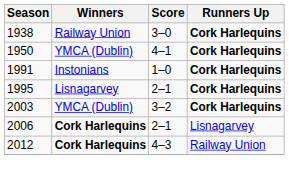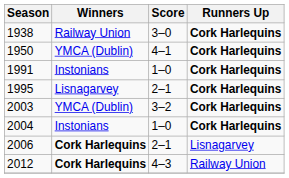+ row: (20, 126)
